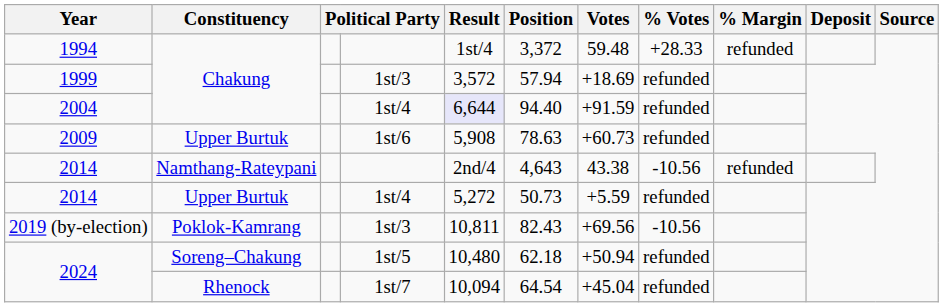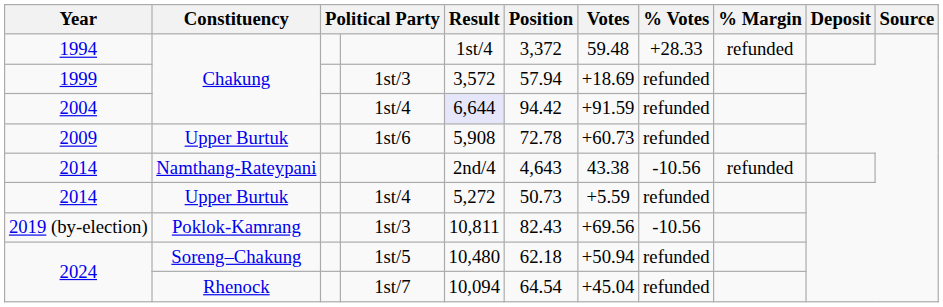(541, 108) 94.40 -> (541, 108) 94.42
(541, 138) 78.63 -> (541, 138) 72.78
